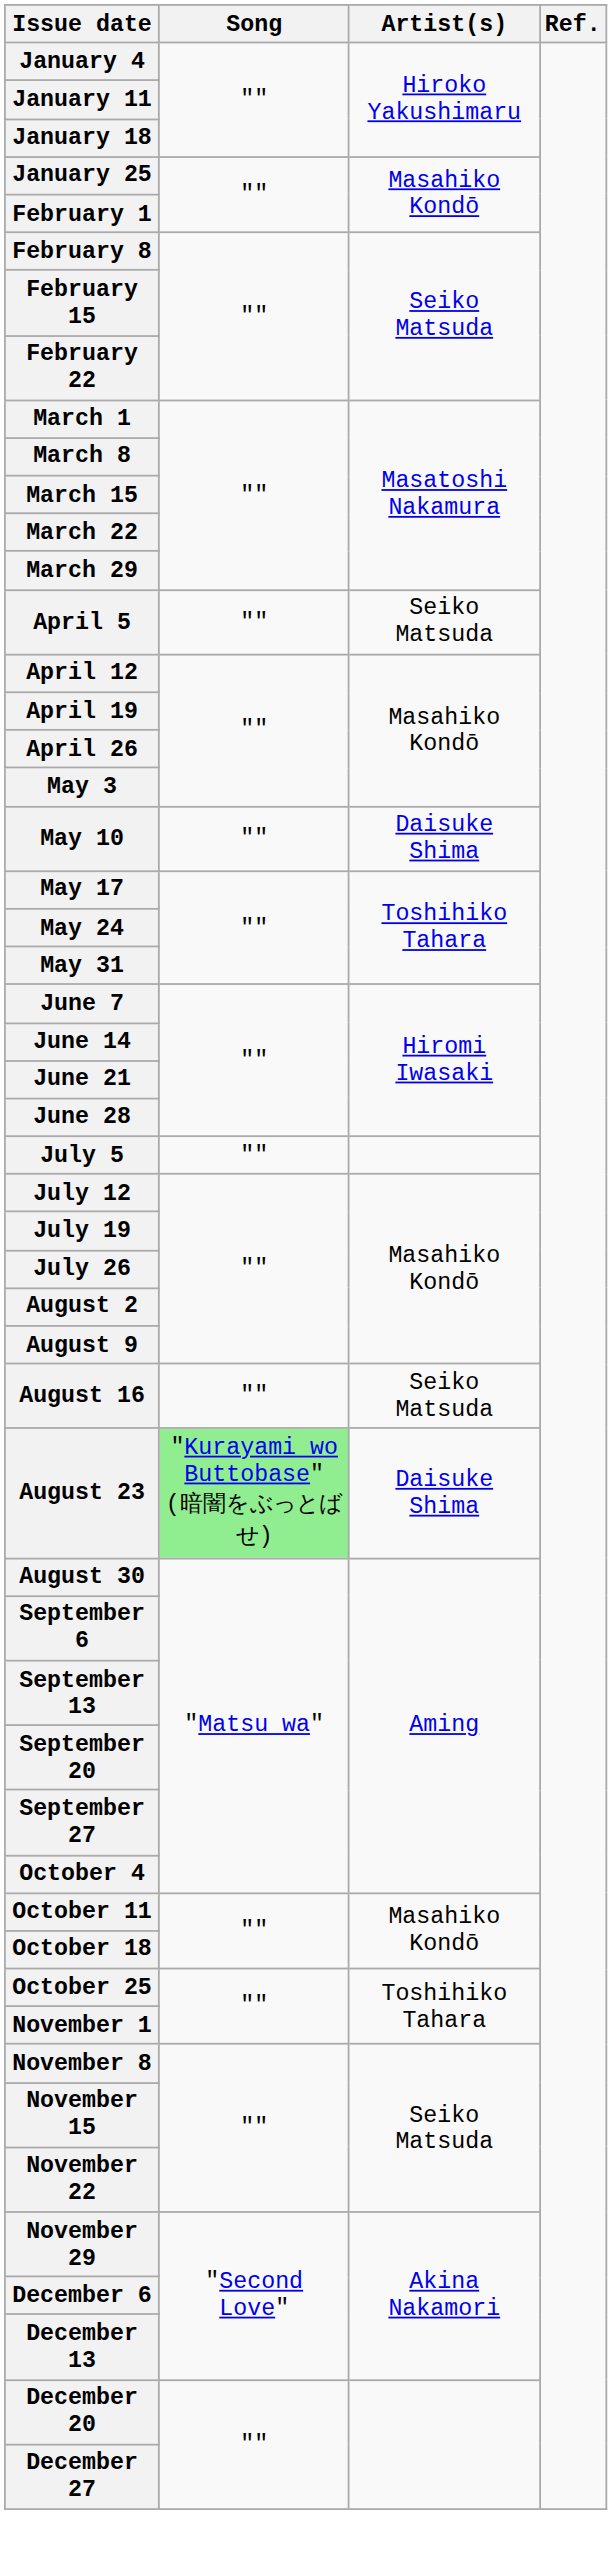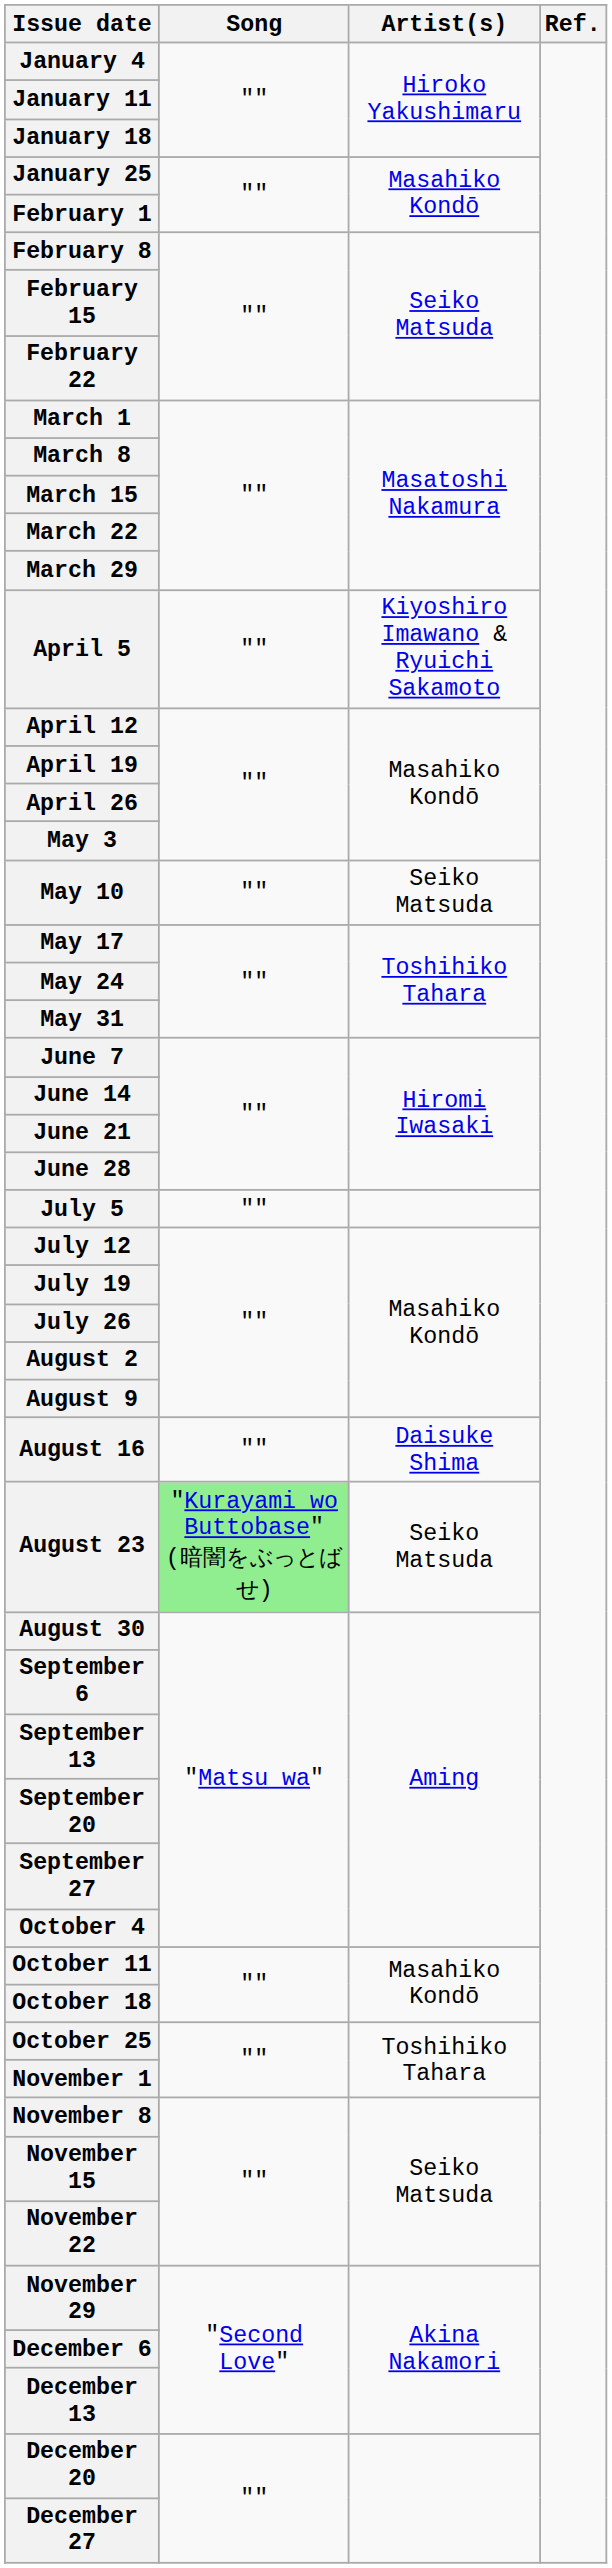(444, 622) Seiko Matsuda -> (444, 649) Kiyoshiro Imawano & Ryuichi Sakamoto
(444, 838) Daisuke Shima -> (444, 892) Seiko Matsuda
(444, 1396) Seiko Matsuda -> (444, 1450) Daisuke Shima
(444, 1493) Daisuke Shima -> (444, 1547) Seiko Matsuda
